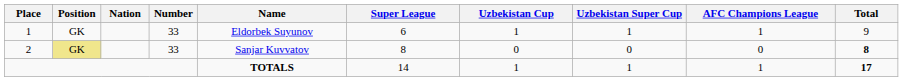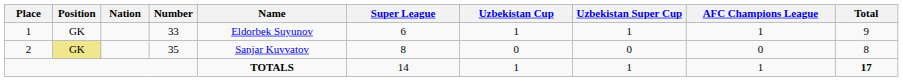(173, 49) 33 -> (173, 49) 35
(866, 49) bold -> (866, 49) normal
